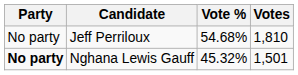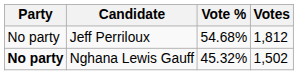(271, 37) 1,810 -> (271, 37) 1,812
(271, 59) 1,501 -> (271, 59) 1,502
